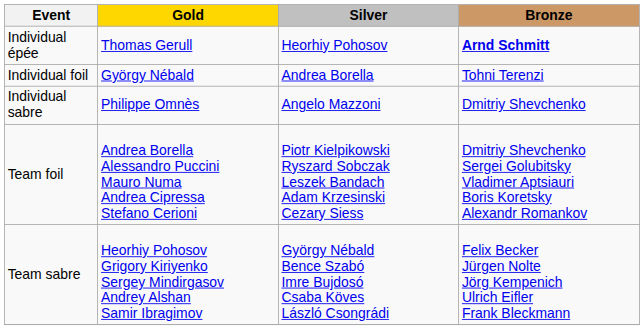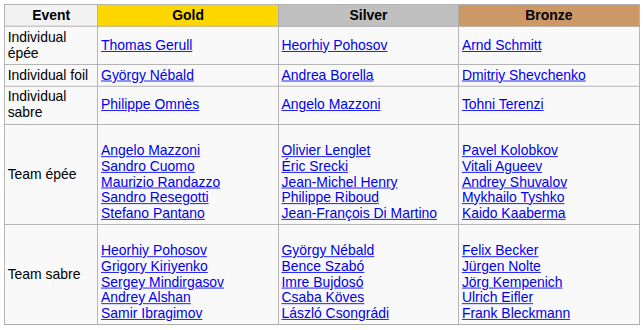(506, 45) bold -> (502, 45) normal
(503, 75) Tohni Terenzi -> (524, 75) Dmitriy Shevchenko
(524, 105) Dmitriy Shevchenko -> (503, 105) Tohni Terenzi
+ row: (42, 174)
- row: (35, 174)
